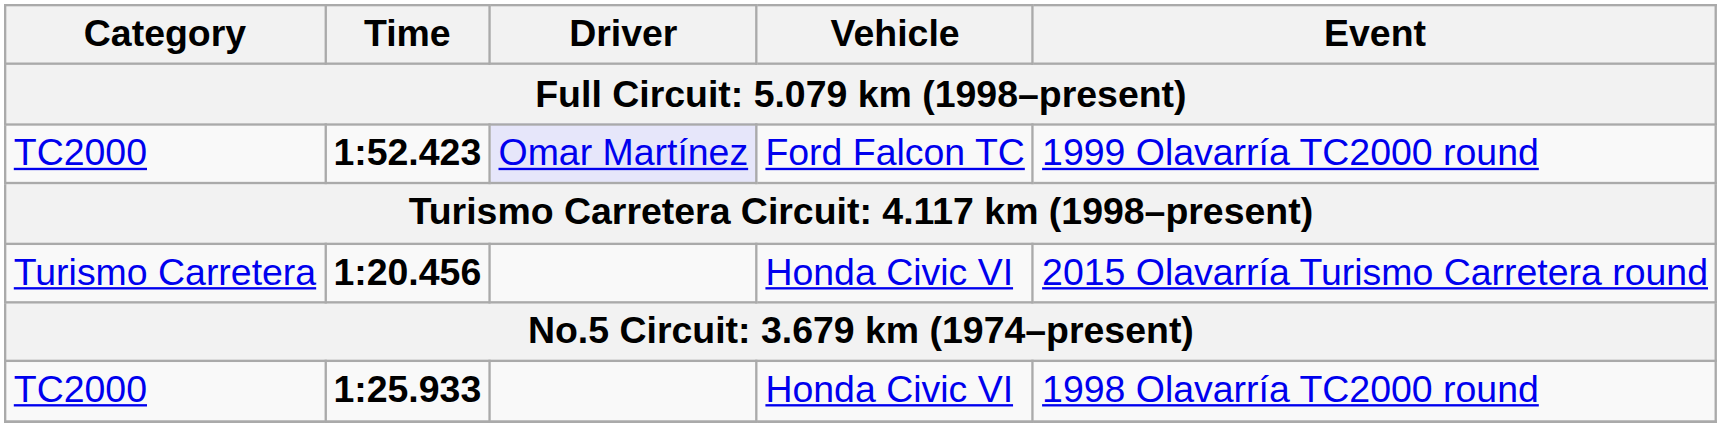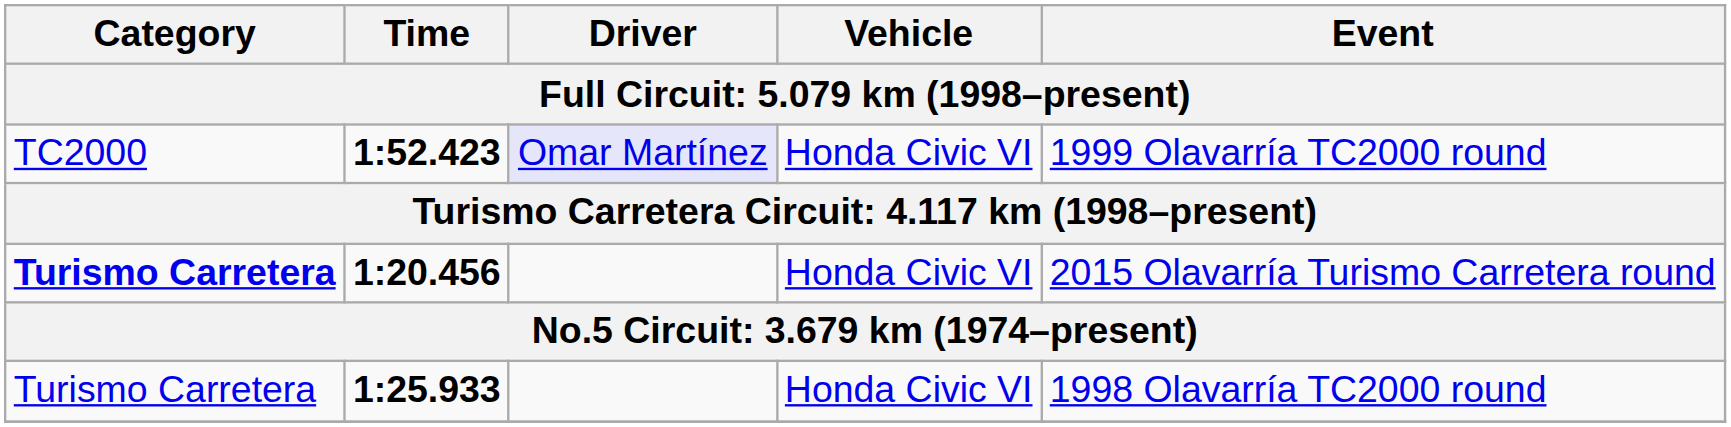(895, 152) Ford Falcon TC -> (909, 152) Honda Civic VI
(165, 271) normal -> (175, 271) bold
(80, 390) TC2000 -> (165, 390) Turismo Carretera
